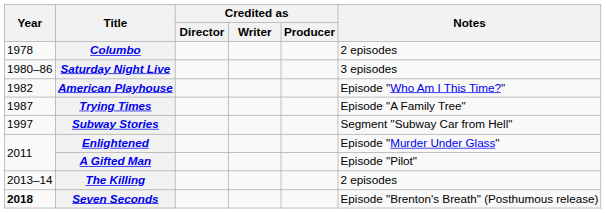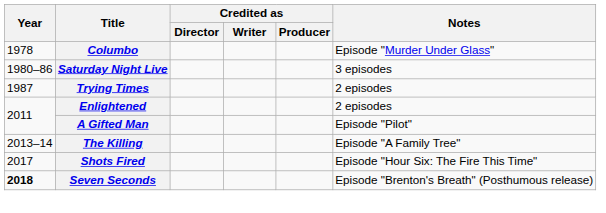(369, 50) 2 episodes -> (415, 50) Episode "Murder Under Glass"
- row: (115, 87)
(403, 106) Episode "A Family Tree" -> (364, 87) 2 episodes
- row: (115, 124)
(420, 143) Episode "Murder Under Glass" -> (364, 106) 2 episodes
(369, 180) 2 episodes -> (398, 143) Episode "A Family Tree"
+ row: (113, 161)
